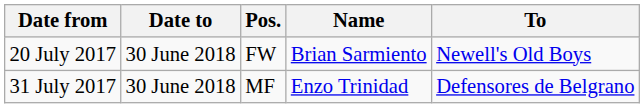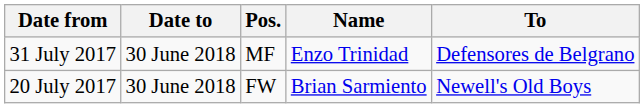rows swapped: (63, 53) <-> (63, 86)
